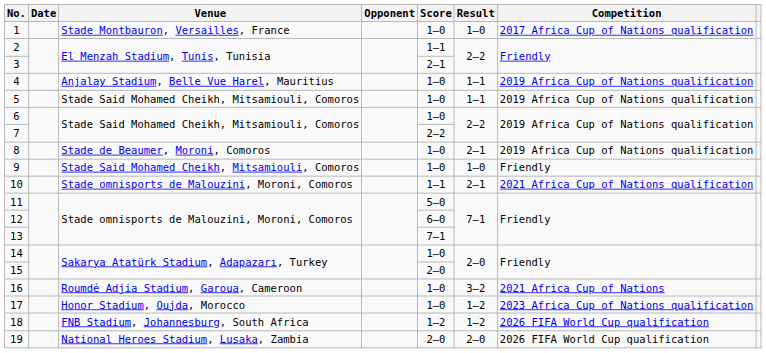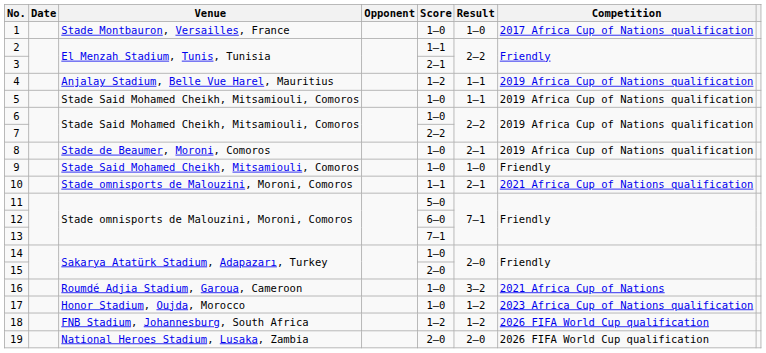(436, 82) 1–0 -> (436, 82) 1–2
